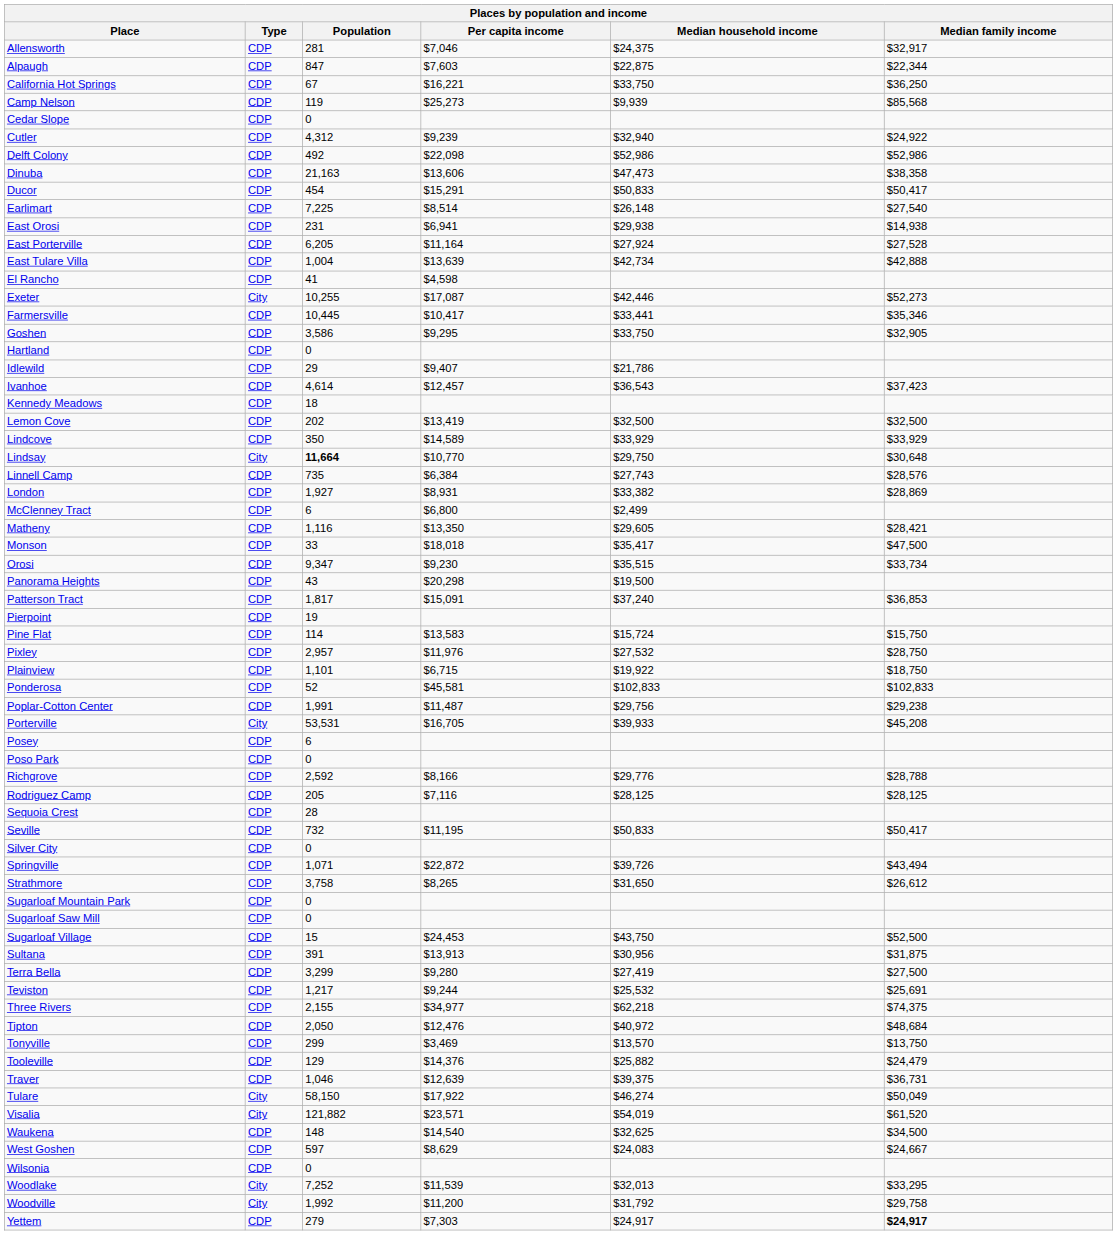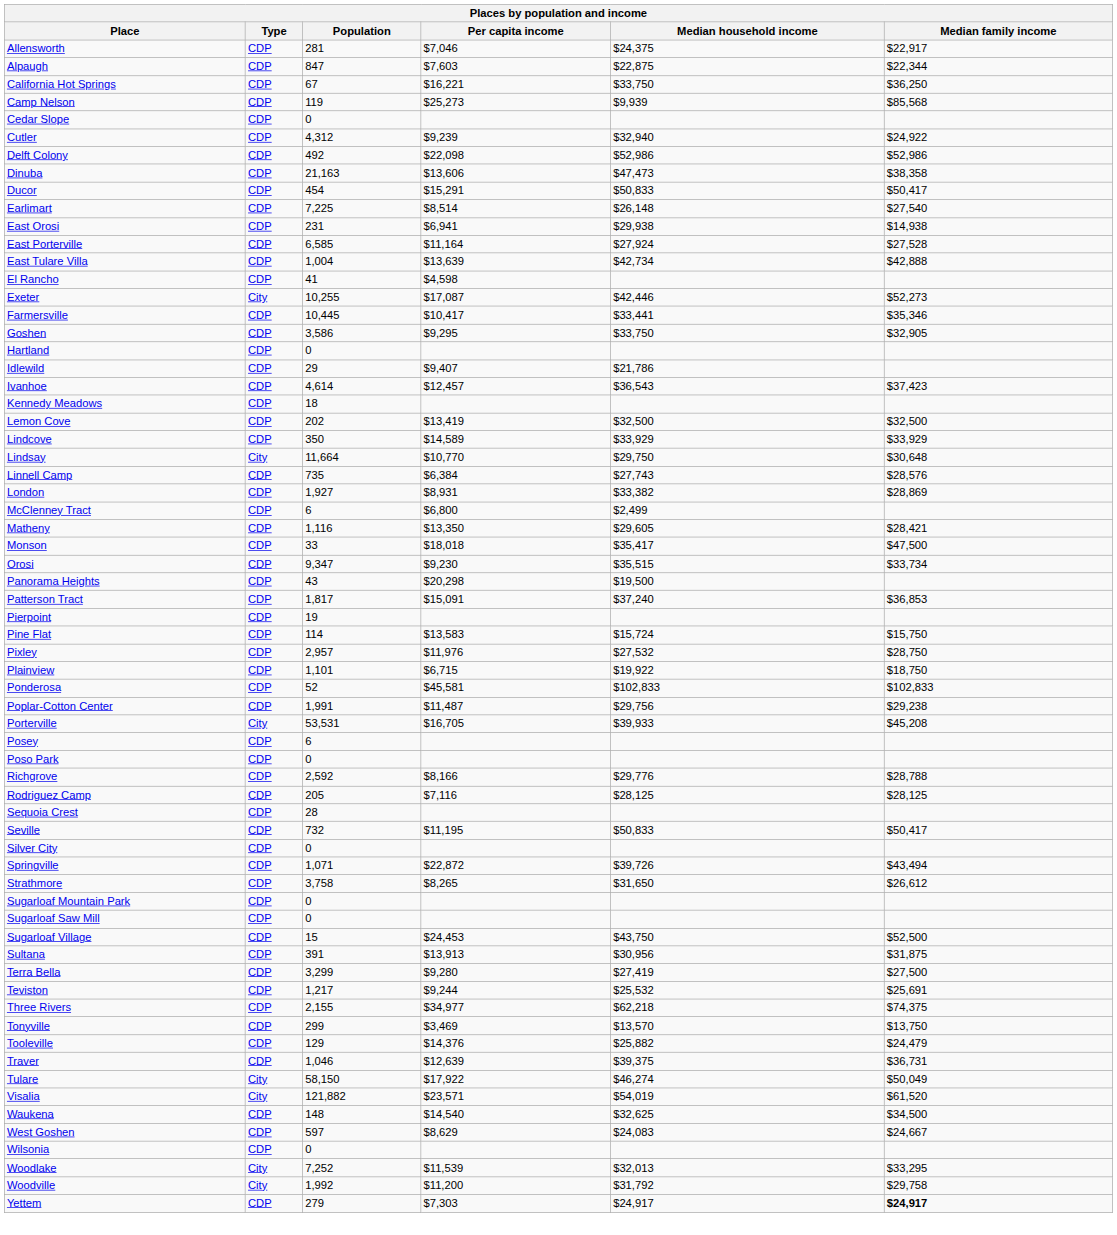(907, 48) $32,917 -> (907, 48) $22,917
(319, 244) 6,205 -> (319, 244) 6,585
(322, 457) bold -> (322, 457) normal
- row: (22, 1025)
